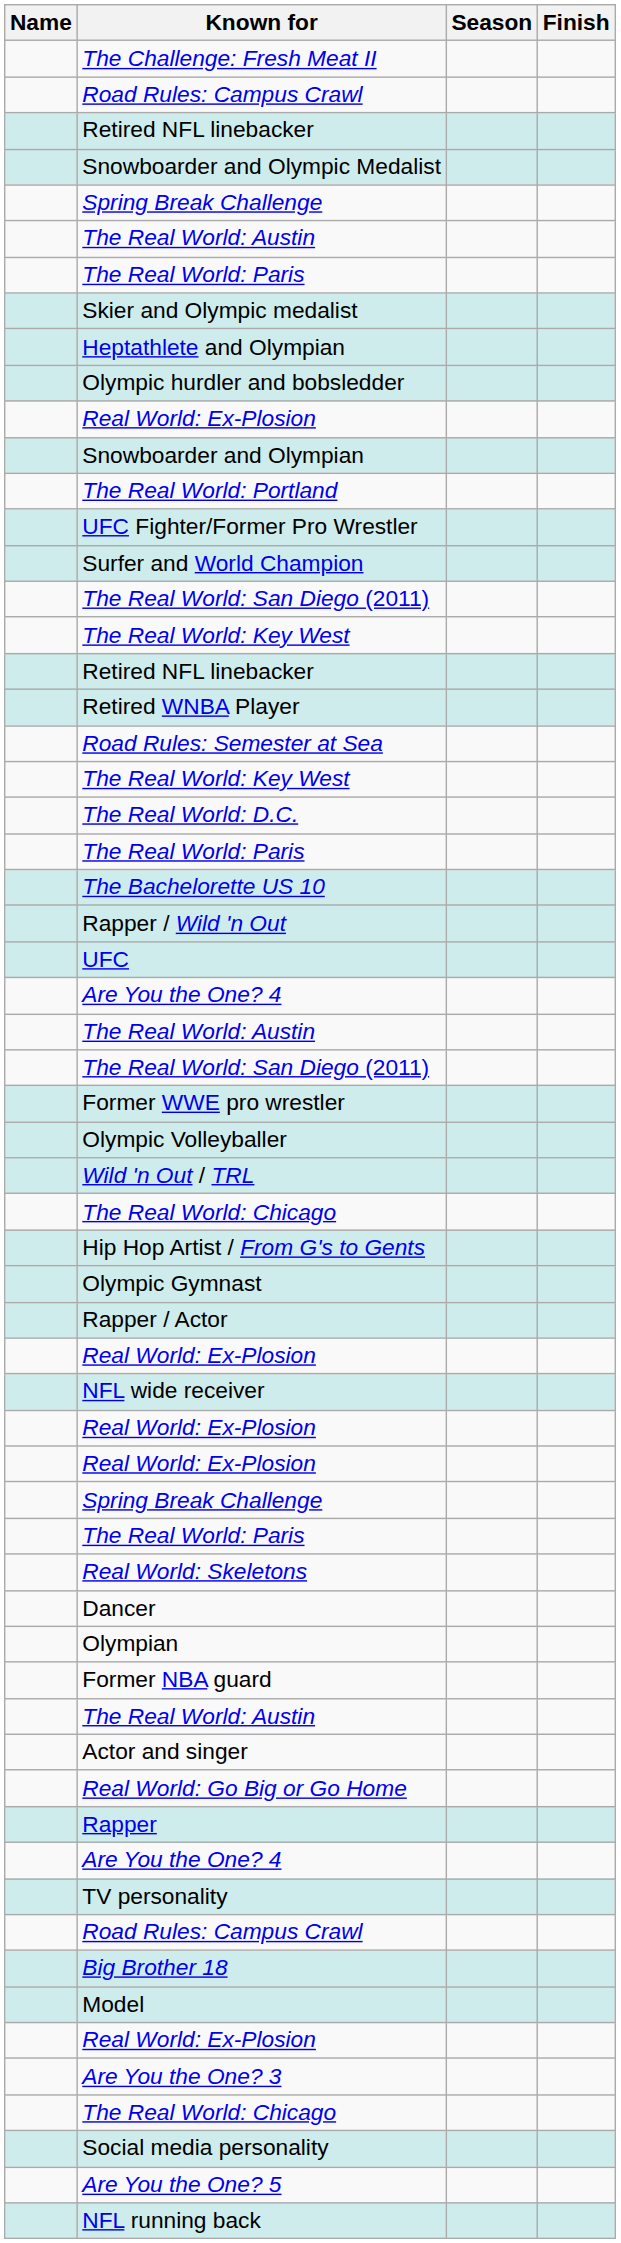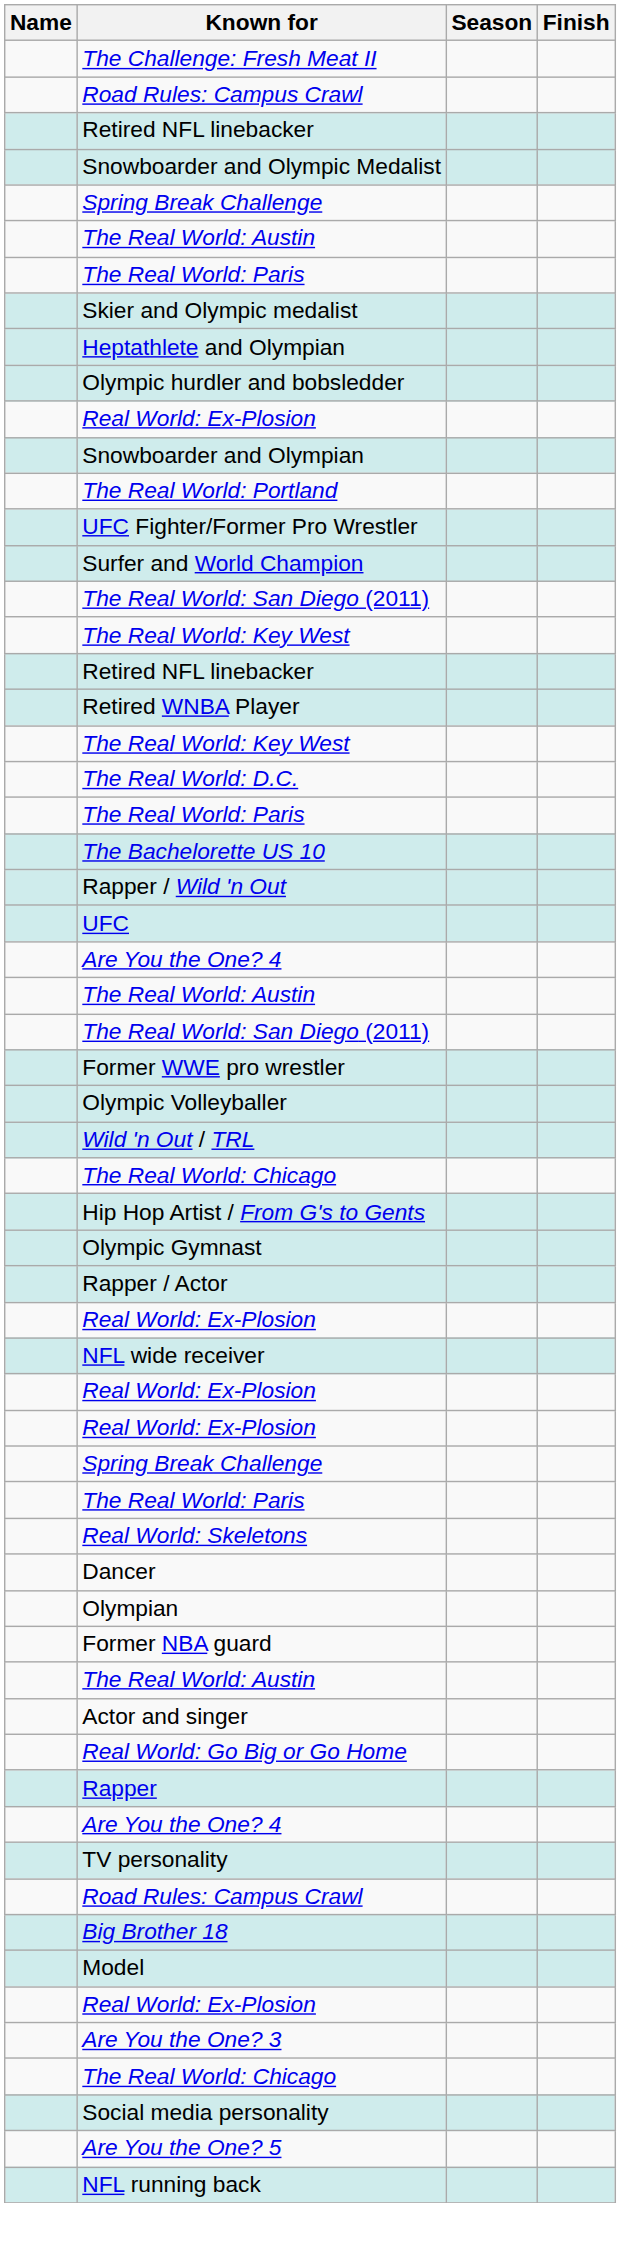- row: (41, 743)
